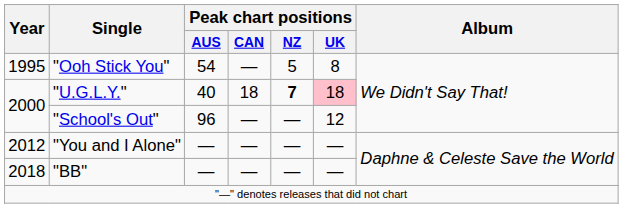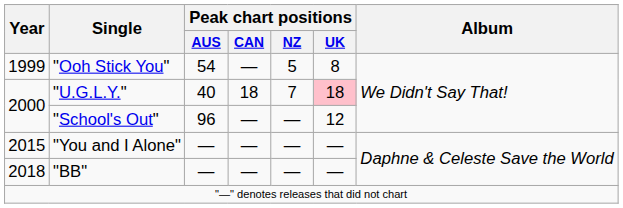(27, 66) 1995 -> (27, 66) 1999
(292, 92) bold -> (292, 92) normal
(27, 145) 2012 -> (27, 145) 2015
